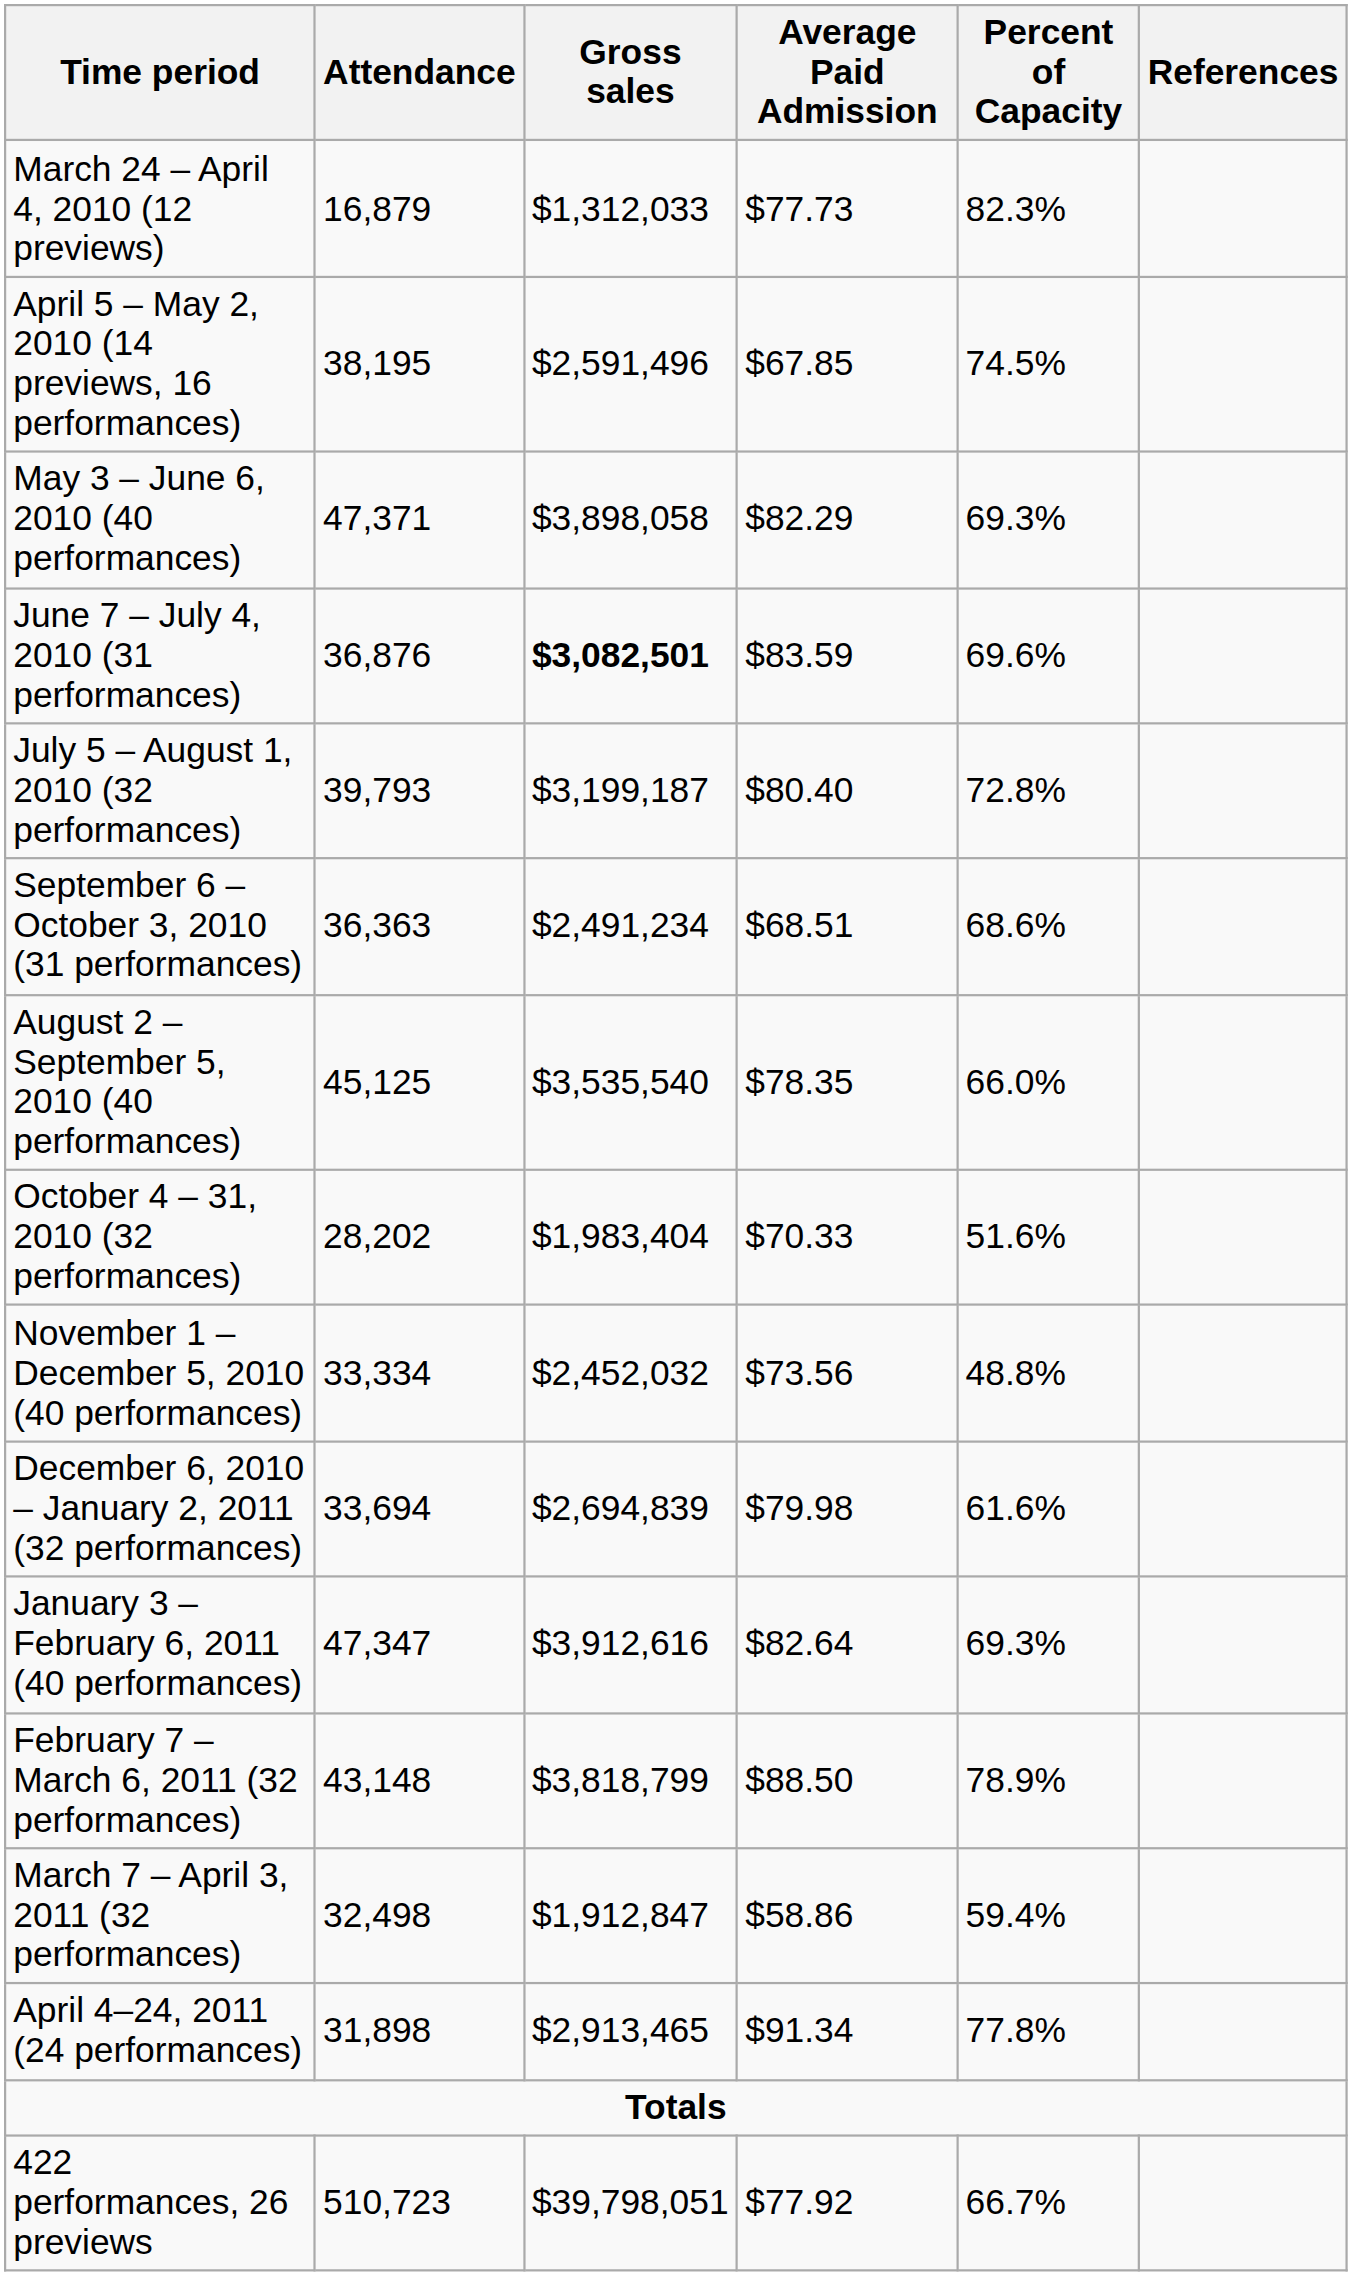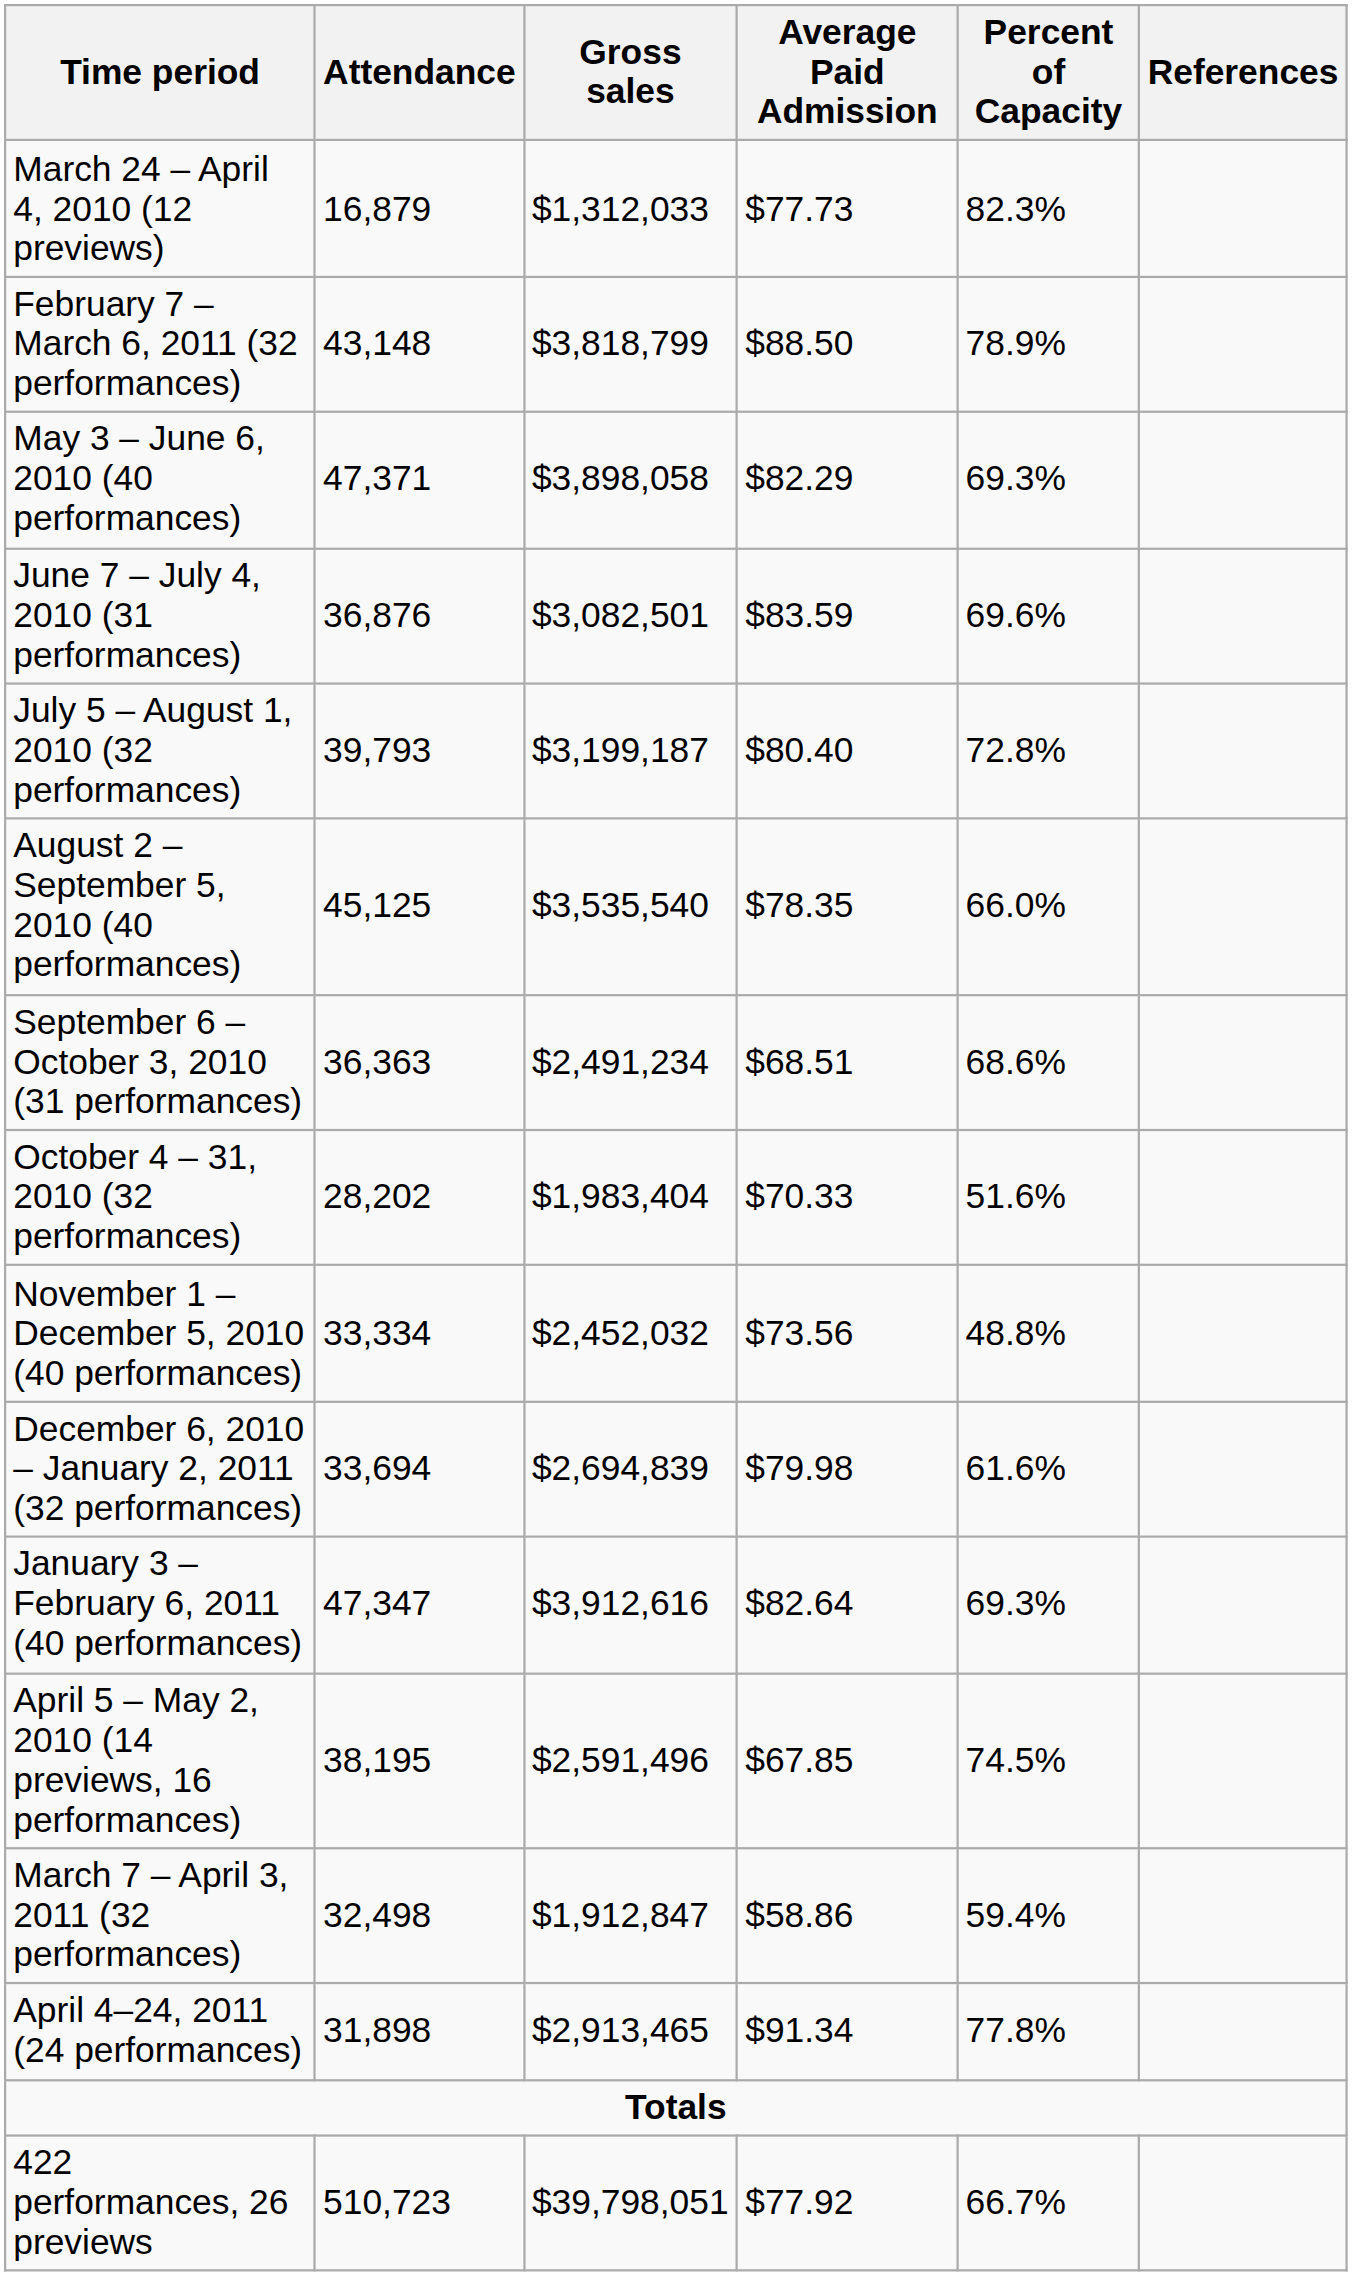rows swapped: (136, 363) <-> (155, 1779)
(620, 654) bold -> (620, 614) normal
rows swapped: (127, 1081) <-> (158, 925)
